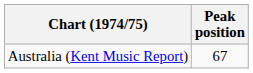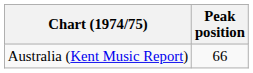(220, 56) 67 -> (220, 56) 66
